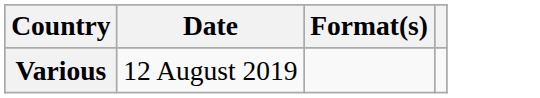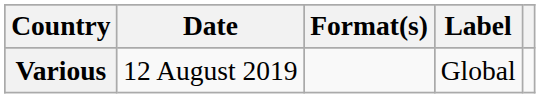+ column: (478, 26)
